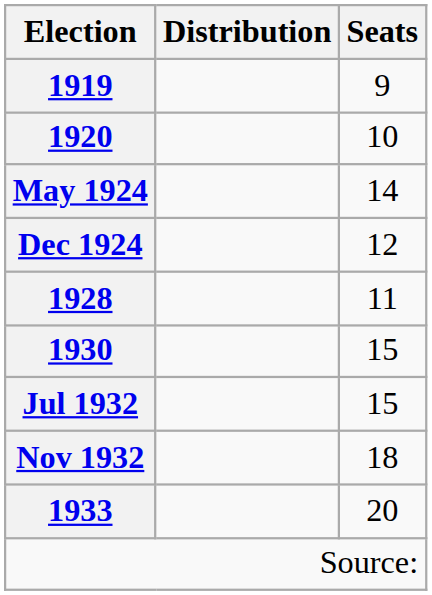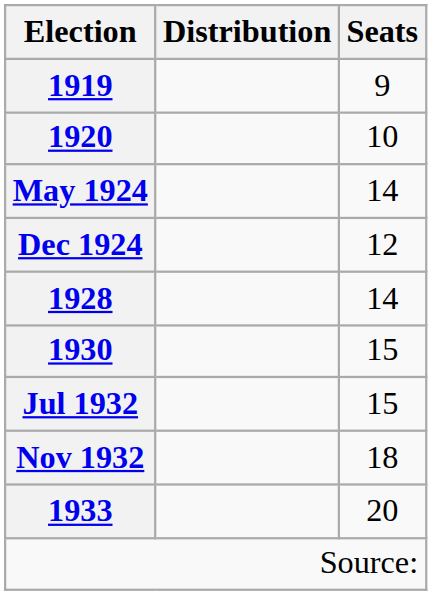(382, 297) 11 -> (382, 297) 14
